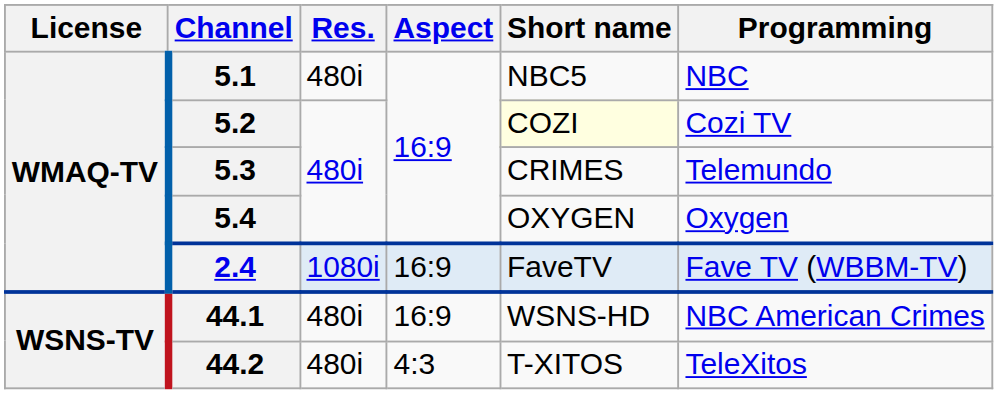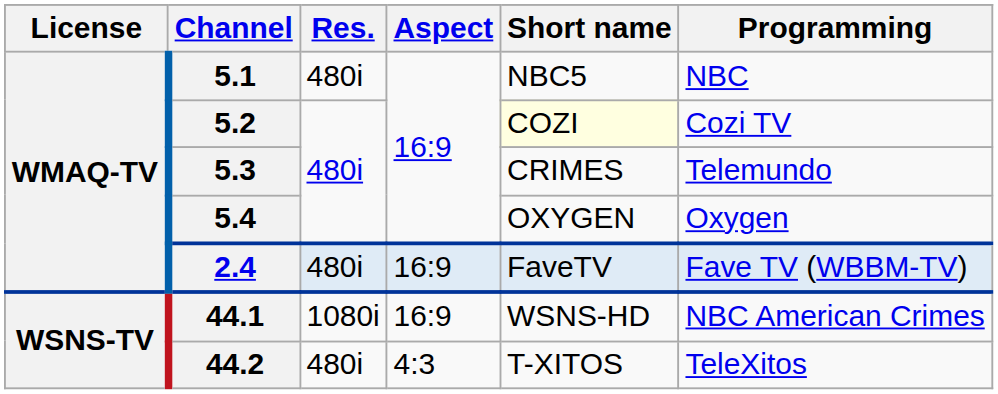(343, 267) 1080i -> (335, 267) 480i
(335, 316) 480i -> (343, 316) 1080i
